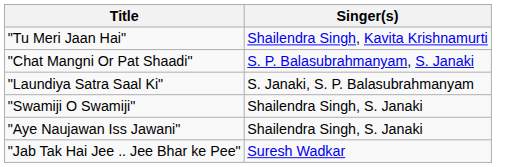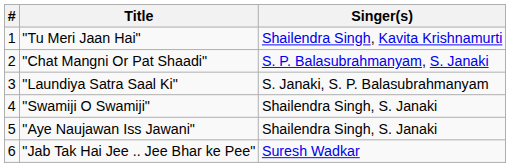+ column: (12, 16)
